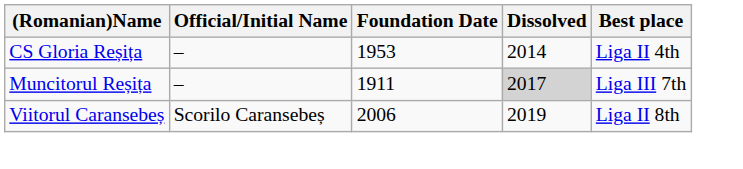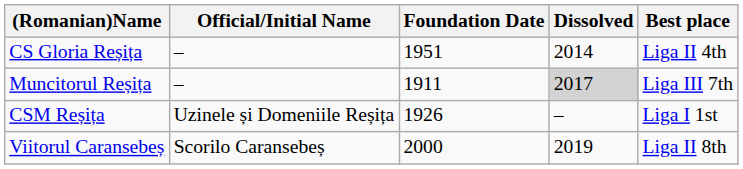(376, 52) 1953 -> (423, 52) 1951
+ row: (57, 115)
(376, 115) 2006 -> (423, 147) 2000
